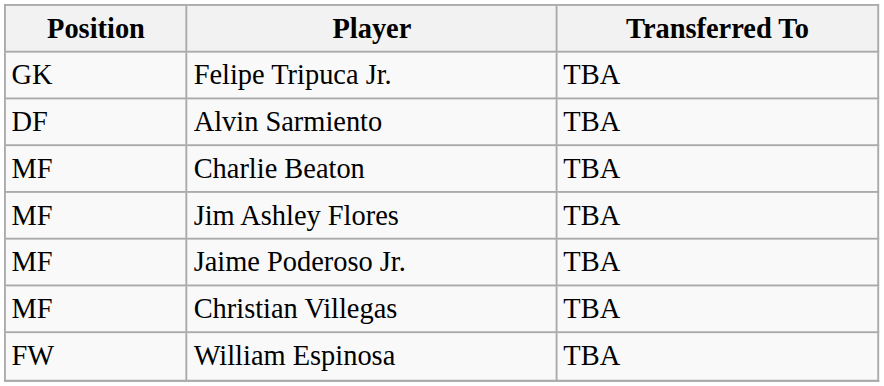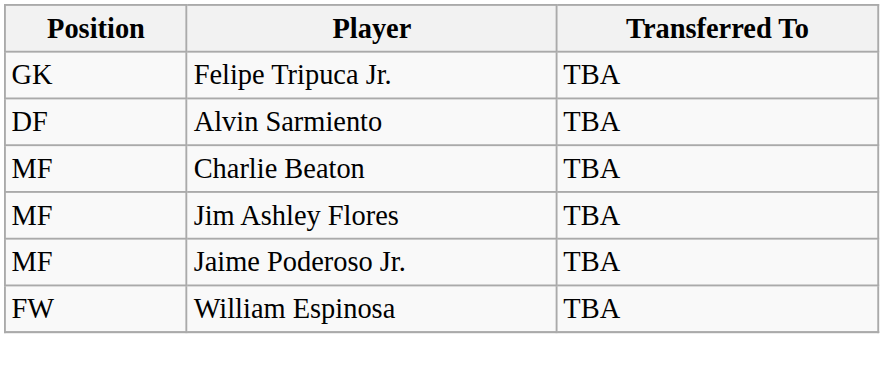- row: (296, 309)
